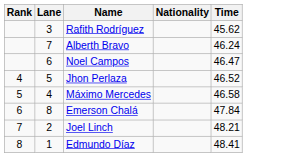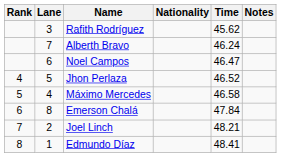+ column: (259, 12)
